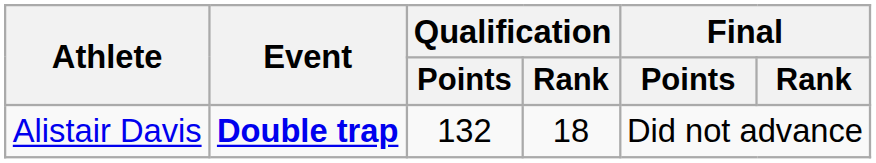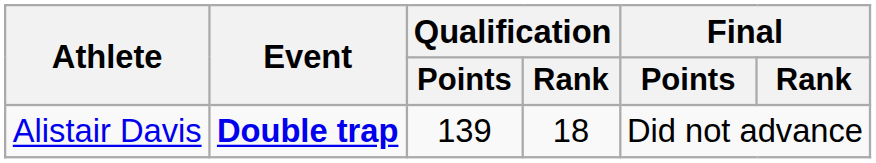(464, 132) 132 -> (464, 132) 139
